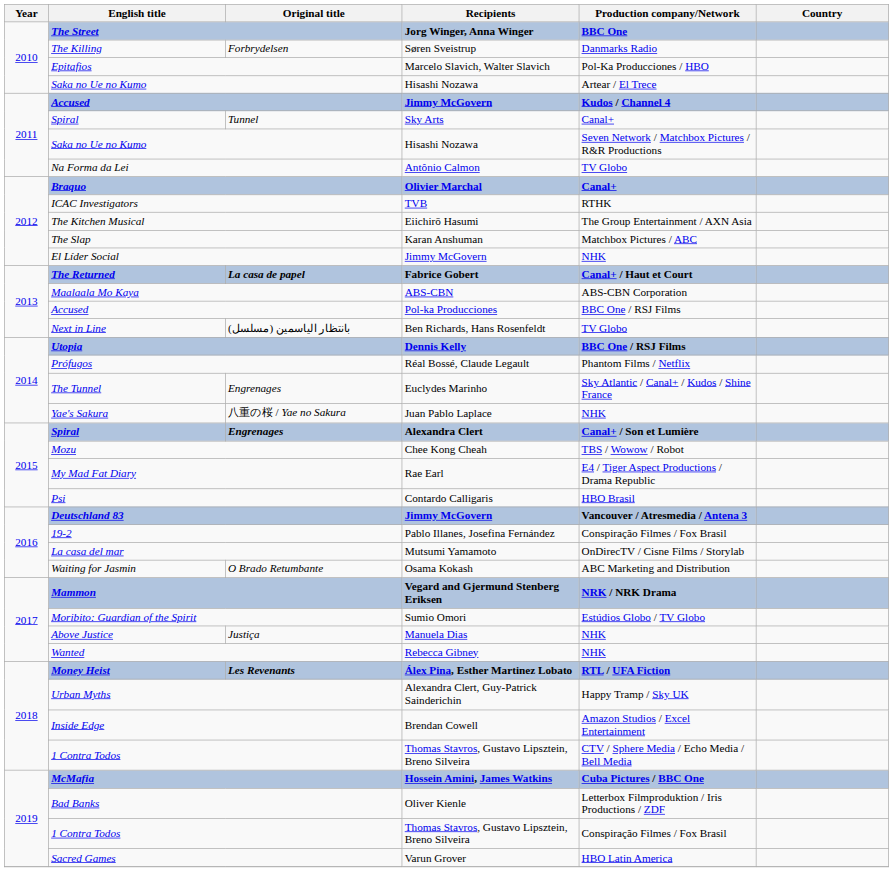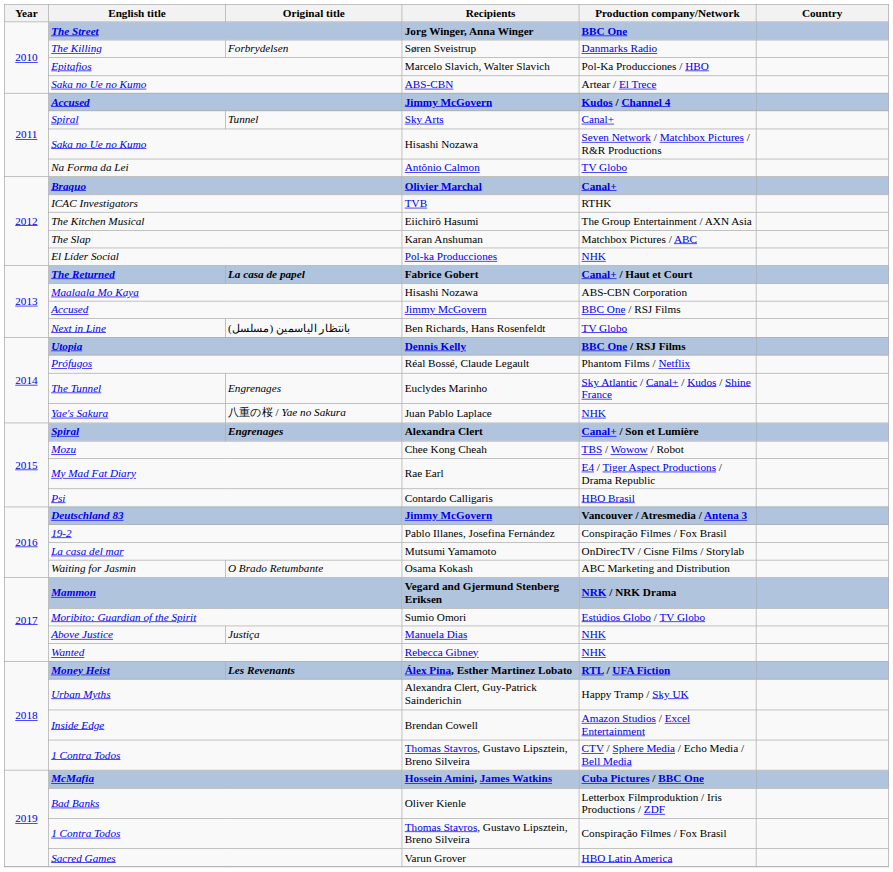(441, 84) Hisashi Nozawa -> (429, 84) ABS-CBN
(446, 256) Jimmy McGovern -> (451, 256) Pol-ka Producciones
(429, 292) ABS-CBN -> (441, 292) Hisashi Nozawa
(451, 310) Pol-ka Producciones -> (446, 310) Jimmy McGovern
